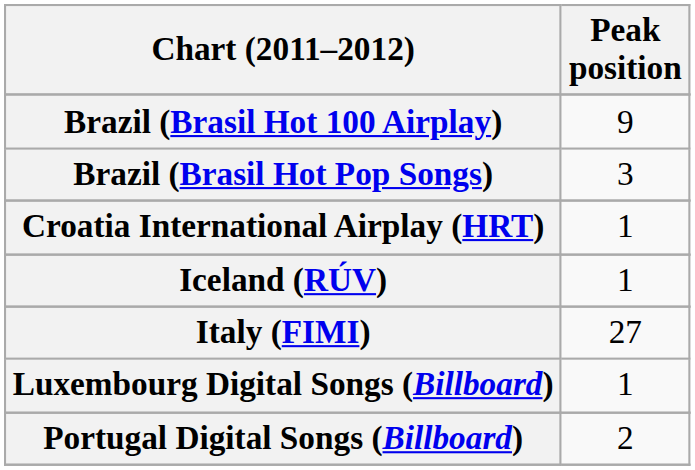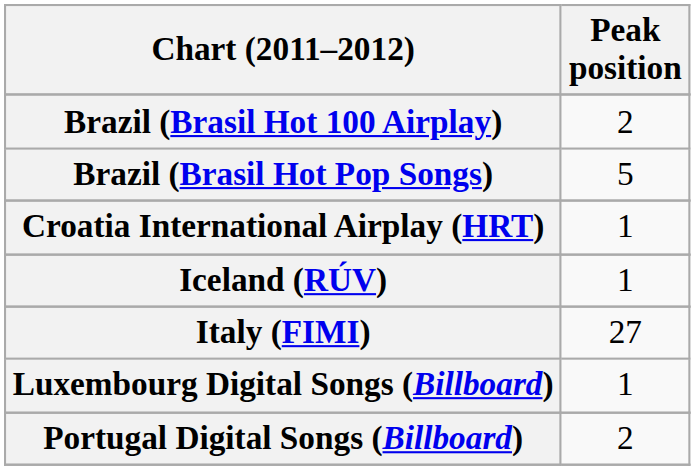(625, 121) 9 -> (625, 121) 2
(625, 173) 3 -> (625, 173) 5
